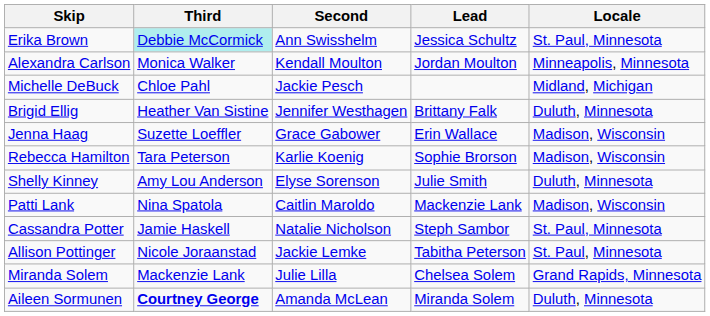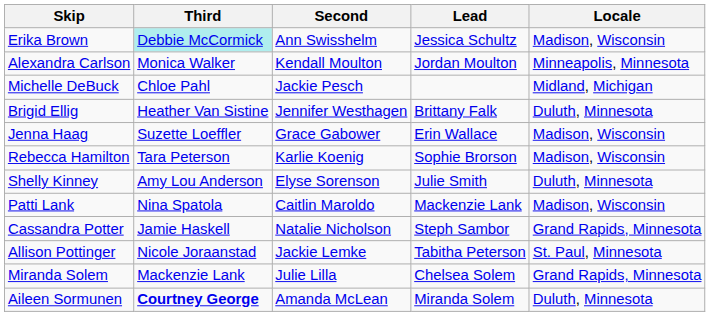(597, 39) St. Paul, Minnesota -> (599, 39) Madison, Wisconsin
(597, 228) St. Paul, Minnesota -> (617, 228) Grand Rapids, Minnesota
